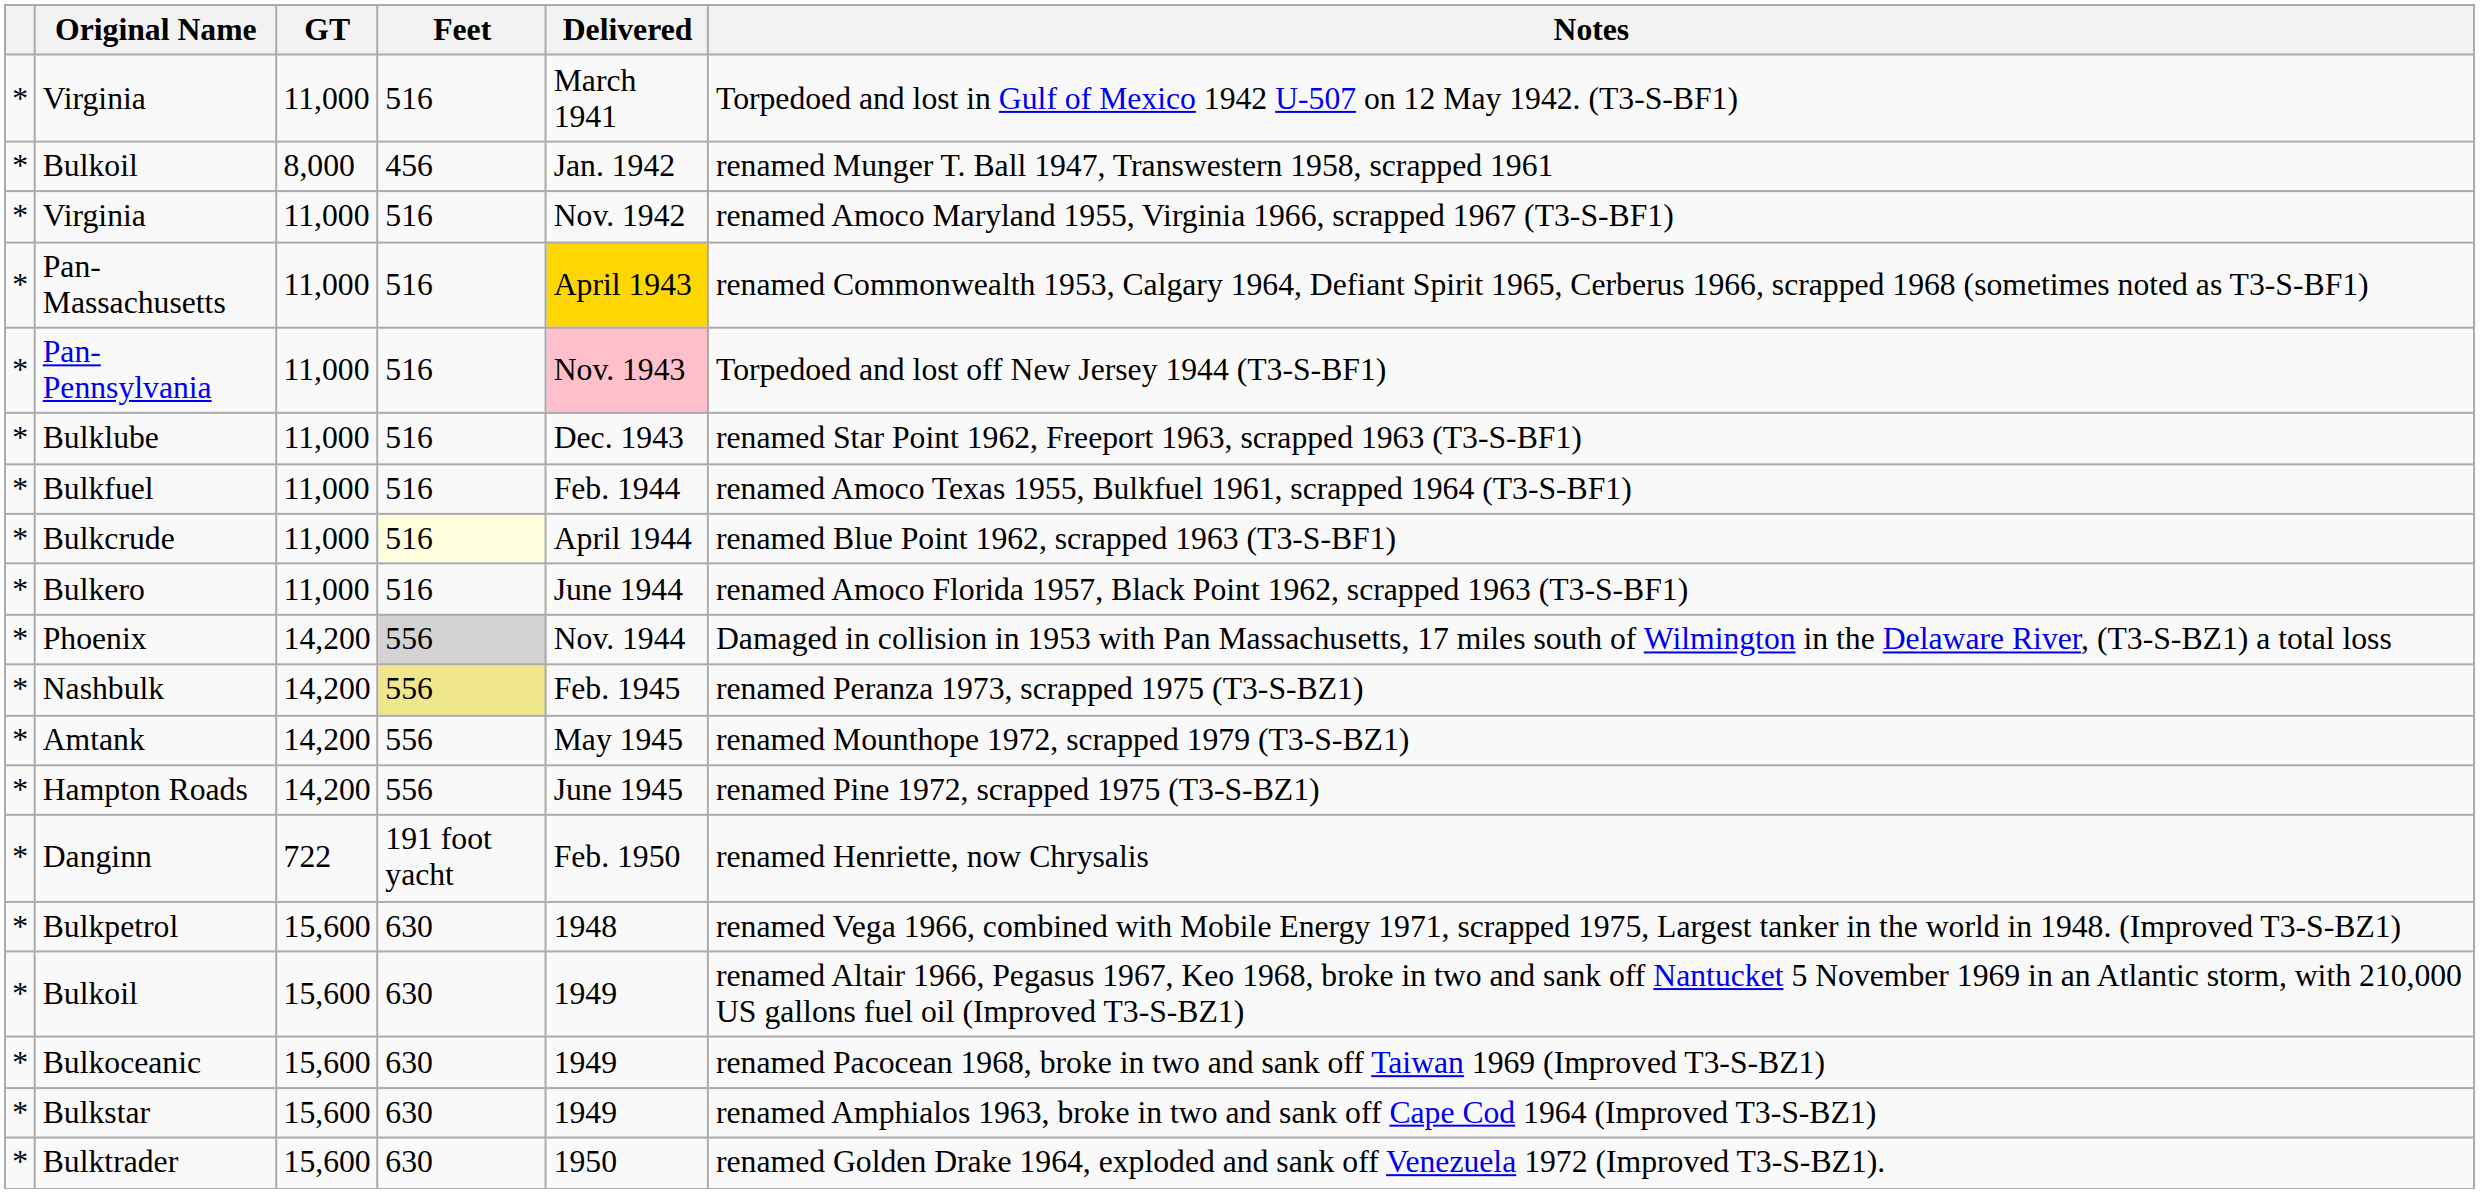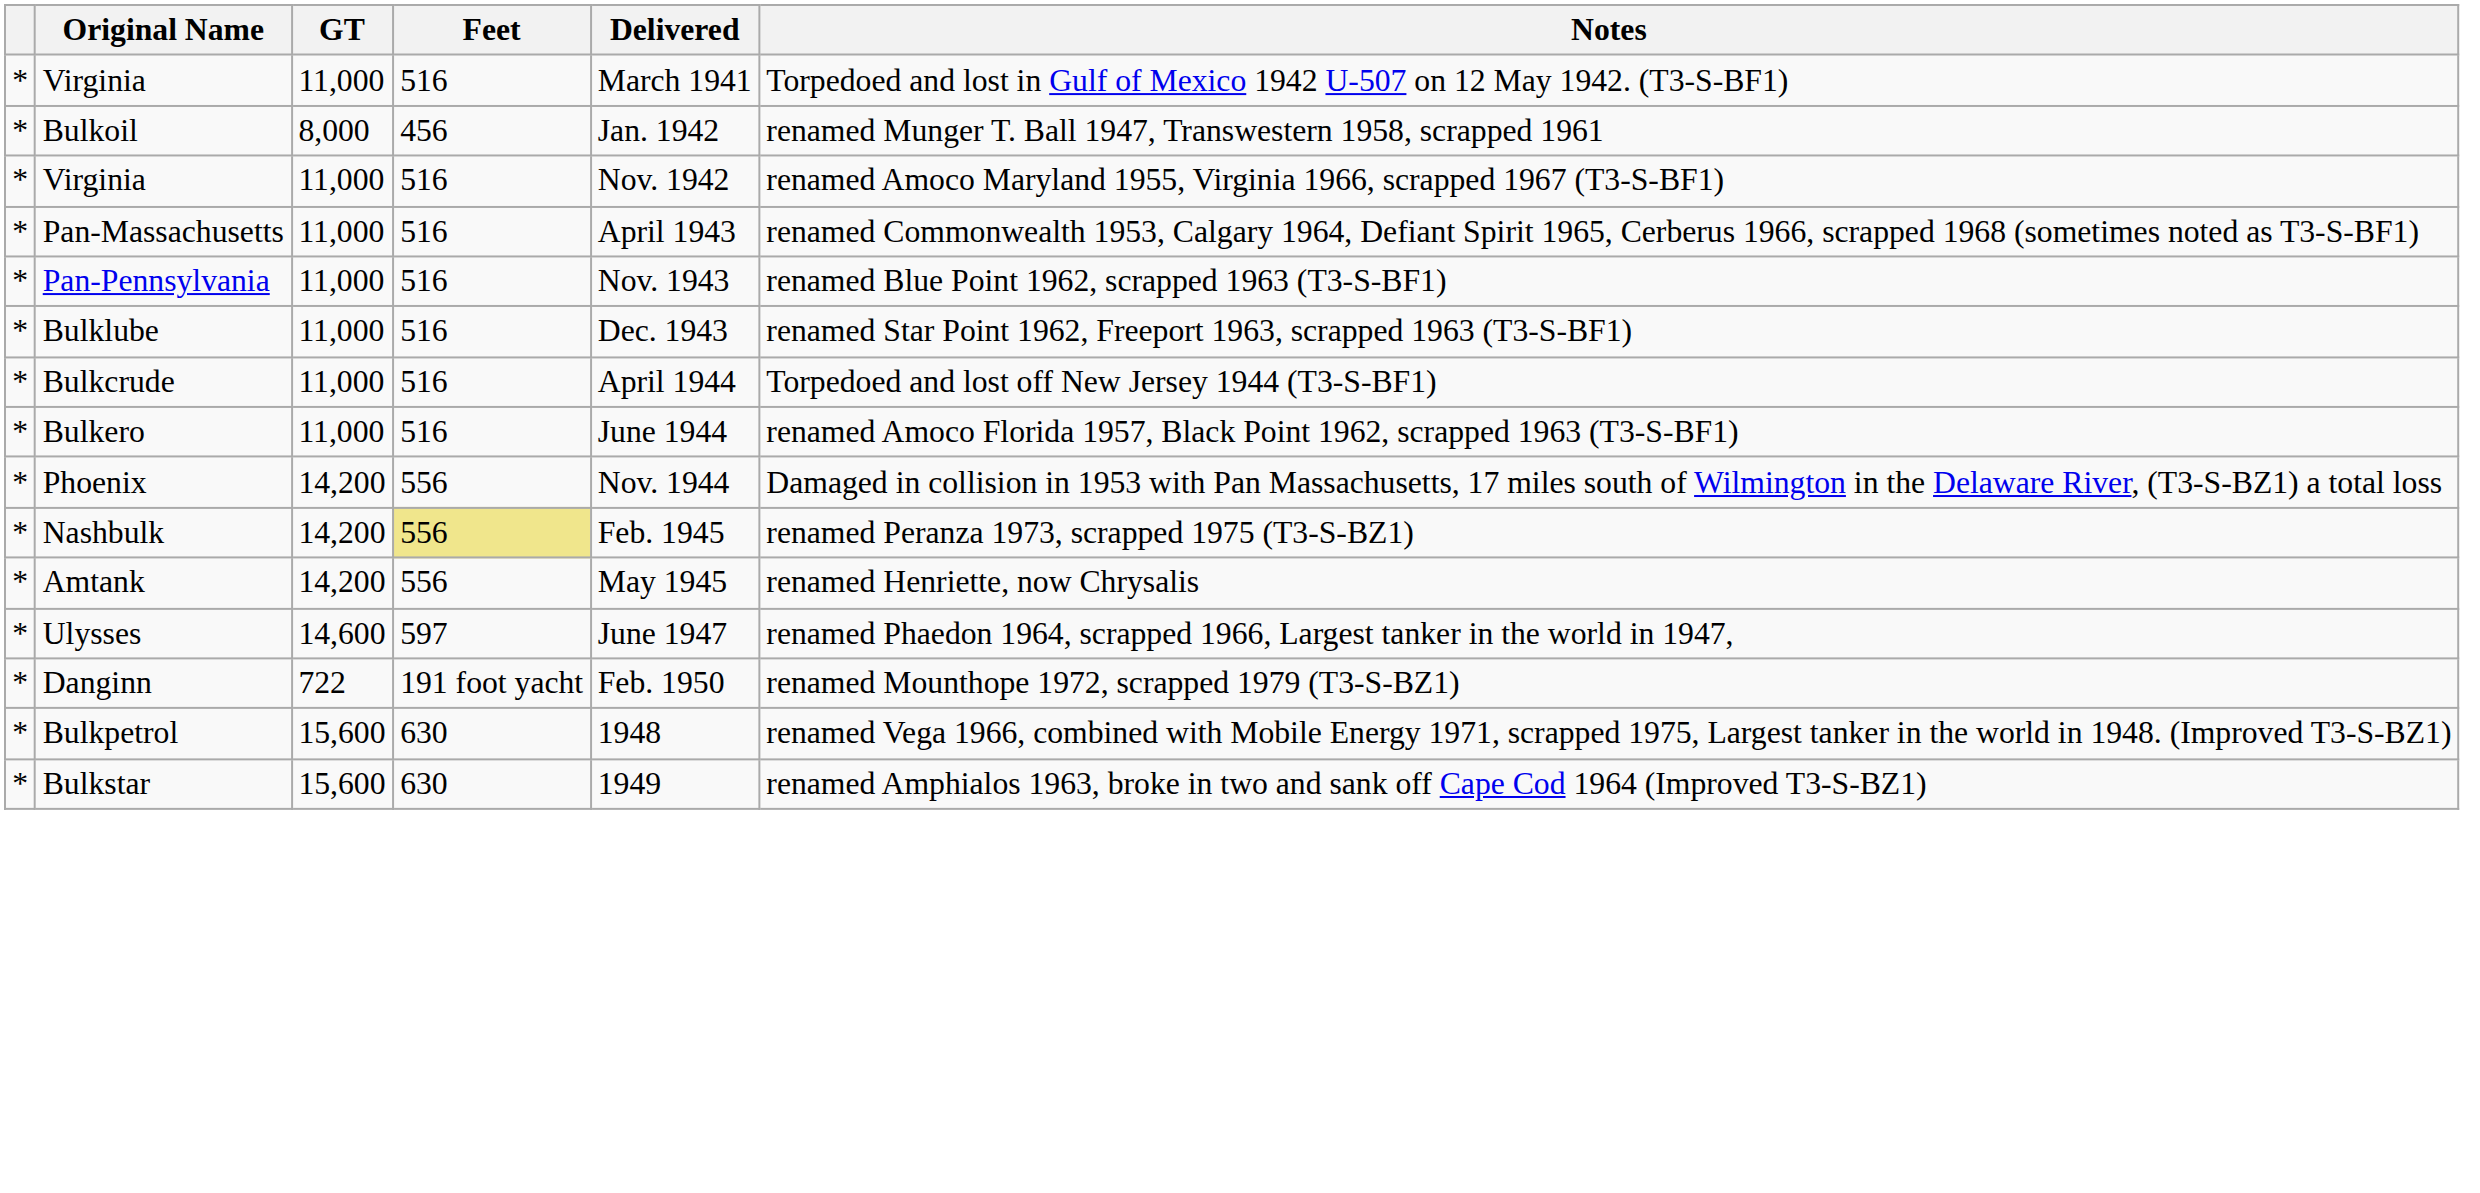(623, 284) gold background -> (667, 230) no background
(620, 369) pink background -> (664, 280) no background
(1051, 369) Torpedoed and lost off New Jersey 1944 (T3-S-BF1) -> (1106, 280) renamed Blue Point 1962, scrapped 1963 (T3-S-BF1)
- row: (98, 488)
(409, 538) lightyellow background -> (424, 381) no background
(1056, 538) renamed Blue Point 1962, scrapped 1963 (T3-S-BF1) -> (1101, 381) Torpedoed and lost off New Jersey 1944 (T3-S-BF1)
(409, 638) lightgrey background -> (424, 481) no background
(1063, 739) renamed Mounthope 1972, scrapped 1979 (T3-S-BZ1) -> (983, 582) renamed Henriette, now Chrysalis
- row: (145, 789)
+ row: (92, 632)
(932, 857) renamed Henriette, now Chrysalis -> (1113, 682) renamed Mounthope 1972, scrapped 1979 (T3-S-BZ1)
- row: (90, 993)
- row: (122, 1061)
- row: (110, 1162)
